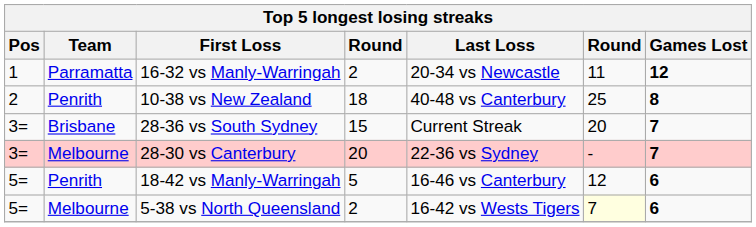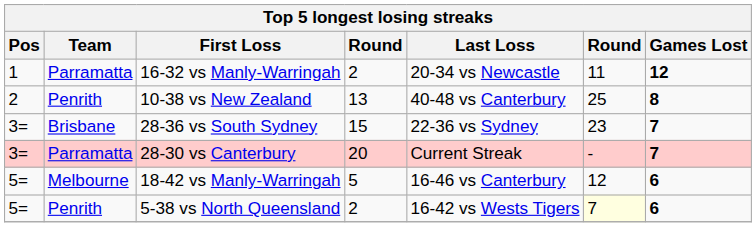(358, 99) 18 -> (358, 99) 13
(466, 126) Current Streak -> (474, 126) 22-36 vs Sydney
(597, 126) 20 -> (597, 126) 23
(88, 153) Melbourne -> (90, 153) Parramatta
(474, 153) 22-36 vs Sydney -> (466, 153) Current Streak
(75, 180) Penrith -> (88, 180) Melbourne
(88, 208) Melbourne -> (75, 208) Penrith
